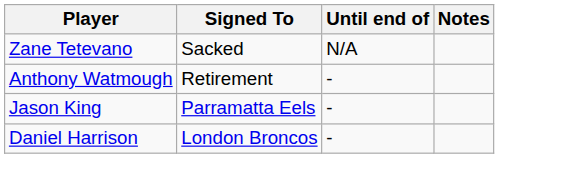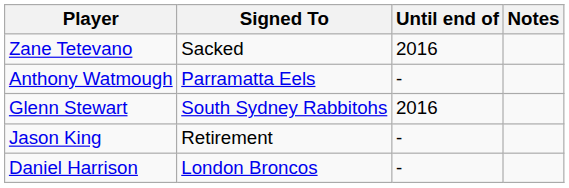(342, 49) N/A -> (417, 49) 2016
(227, 78) Retirement -> (248, 78) Parramatta Eels
+ row: (68, 108)
(248, 108) Parramatta Eels -> (227, 138) Retirement
